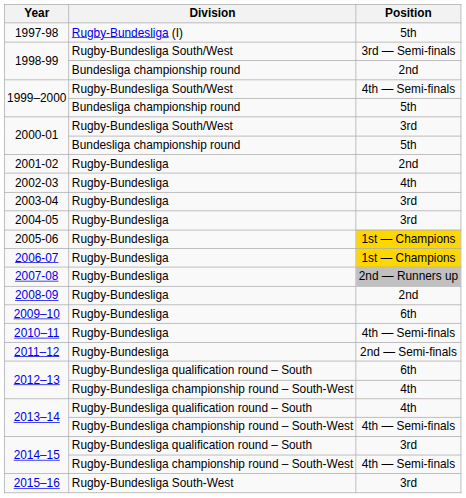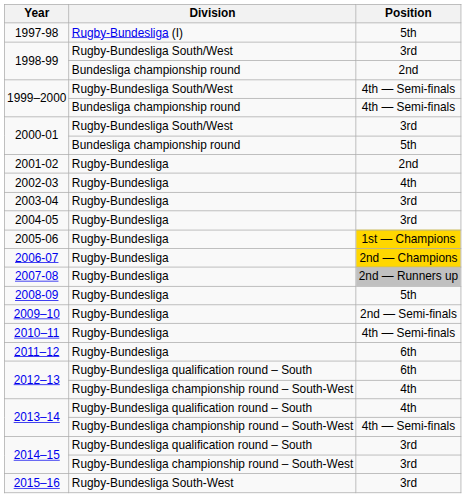(408, 51) 3rd — Semi-finals -> (408, 51) 3rd
(408, 107) 5th -> (408, 107) 4th — Semi-finals
(408, 257) 1st — Champions -> (408, 257) 2nd — Champions
(408, 295) 2nd -> (408, 295) 5th
(408, 314) 6th -> (408, 314) 2nd — Semi-finals
(408, 351) 2nd — Semi-finals -> (408, 351) 6th
(408, 464) 4th — Semi-finals -> (408, 464) 3rd
